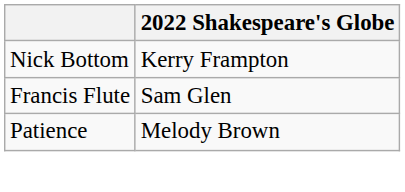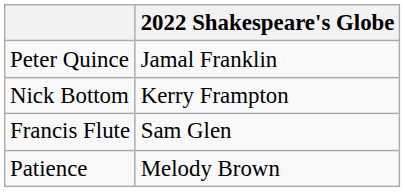+ row: (69, 58)
